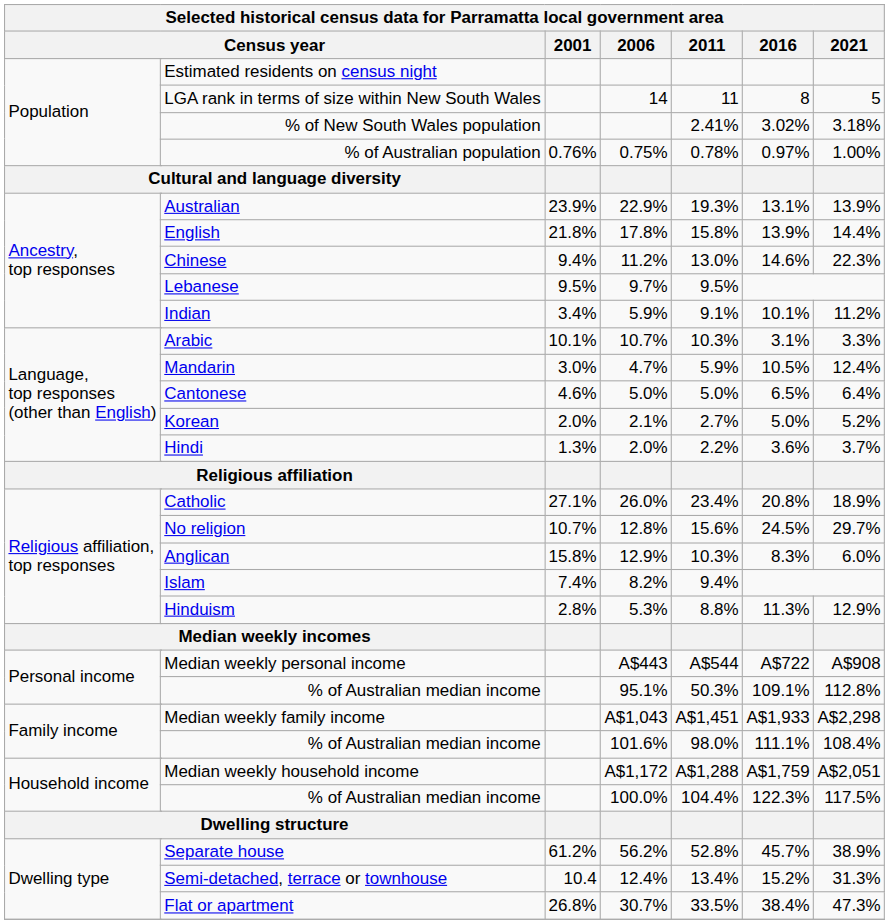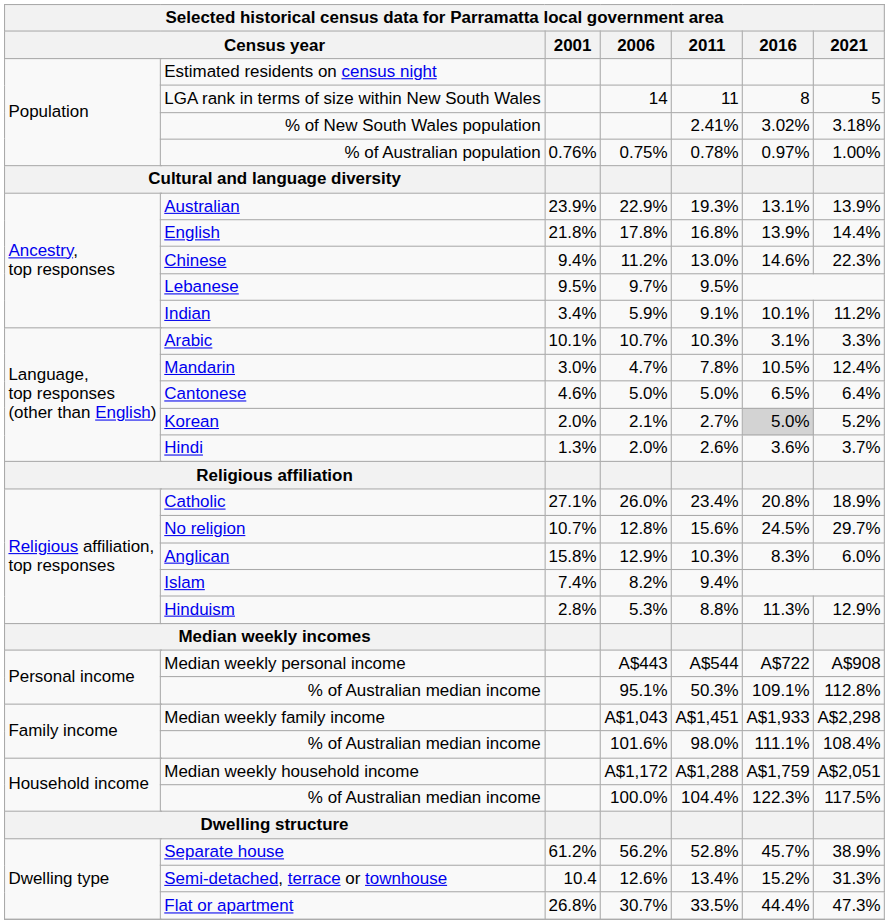(712, 233) 15.8% -> (712, 233) 16.8%
(717, 367) 5.9% -> (717, 367) 7.8%
(788, 421) no background -> (788, 421) lightgrey background
(717, 448) 2.2% -> (717, 448) 2.6%
(641, 878) 12.4% -> (641, 878) 12.6%
(783, 905) 38.4% -> (783, 905) 44.4%
